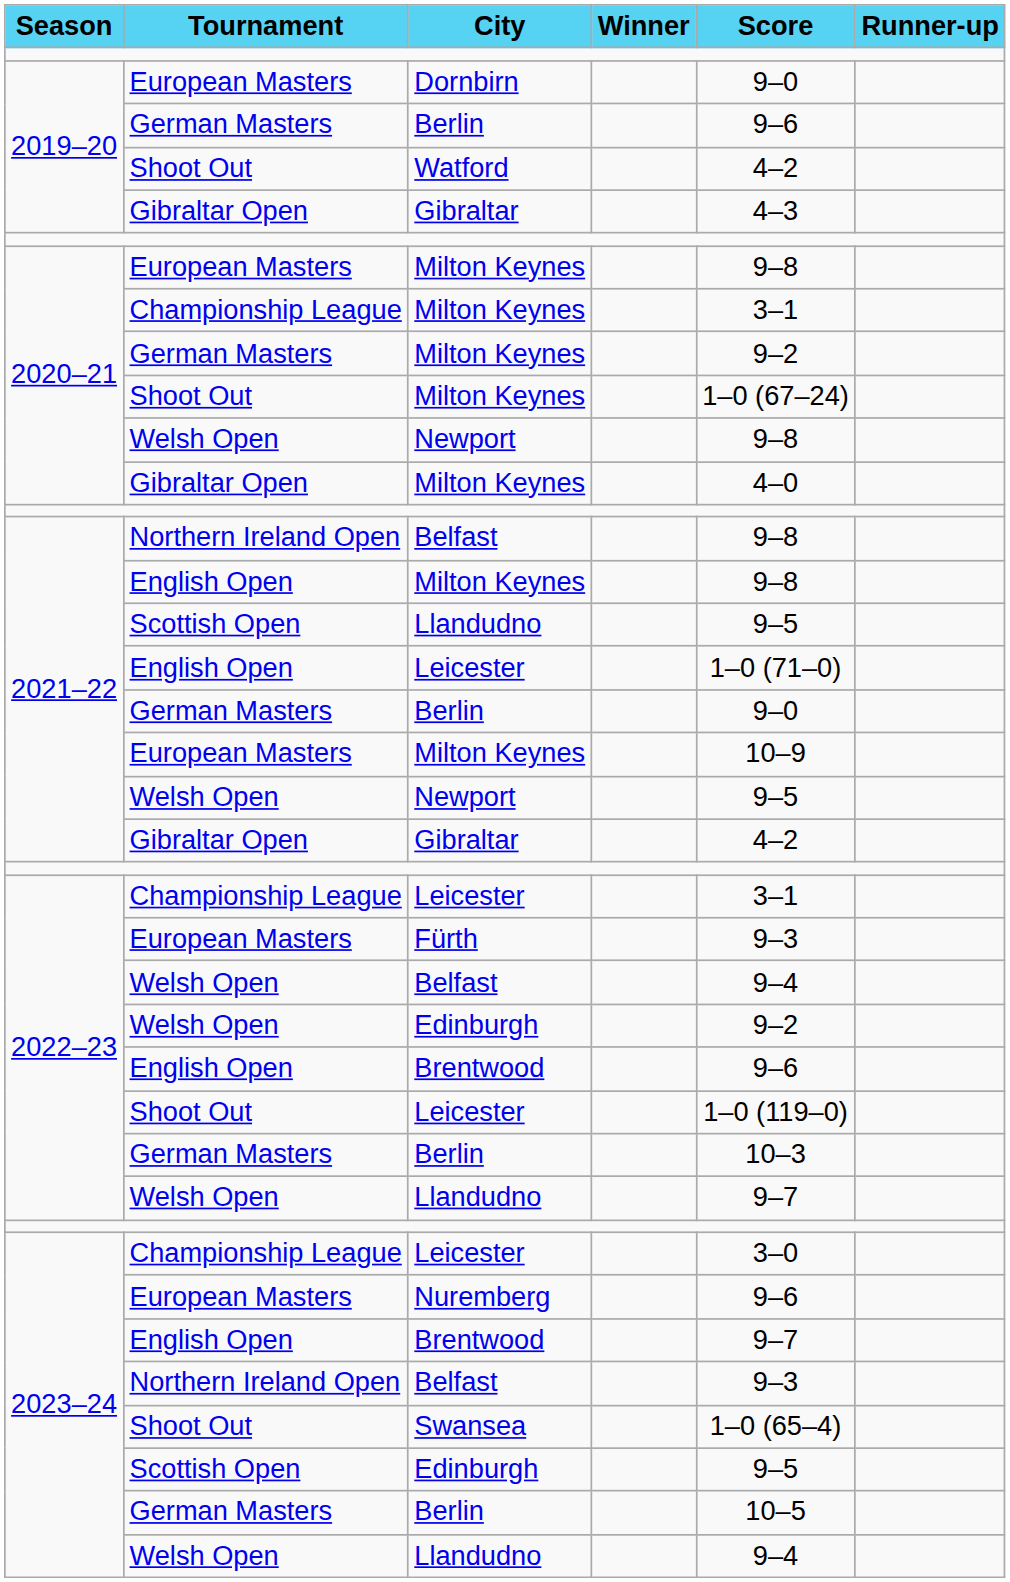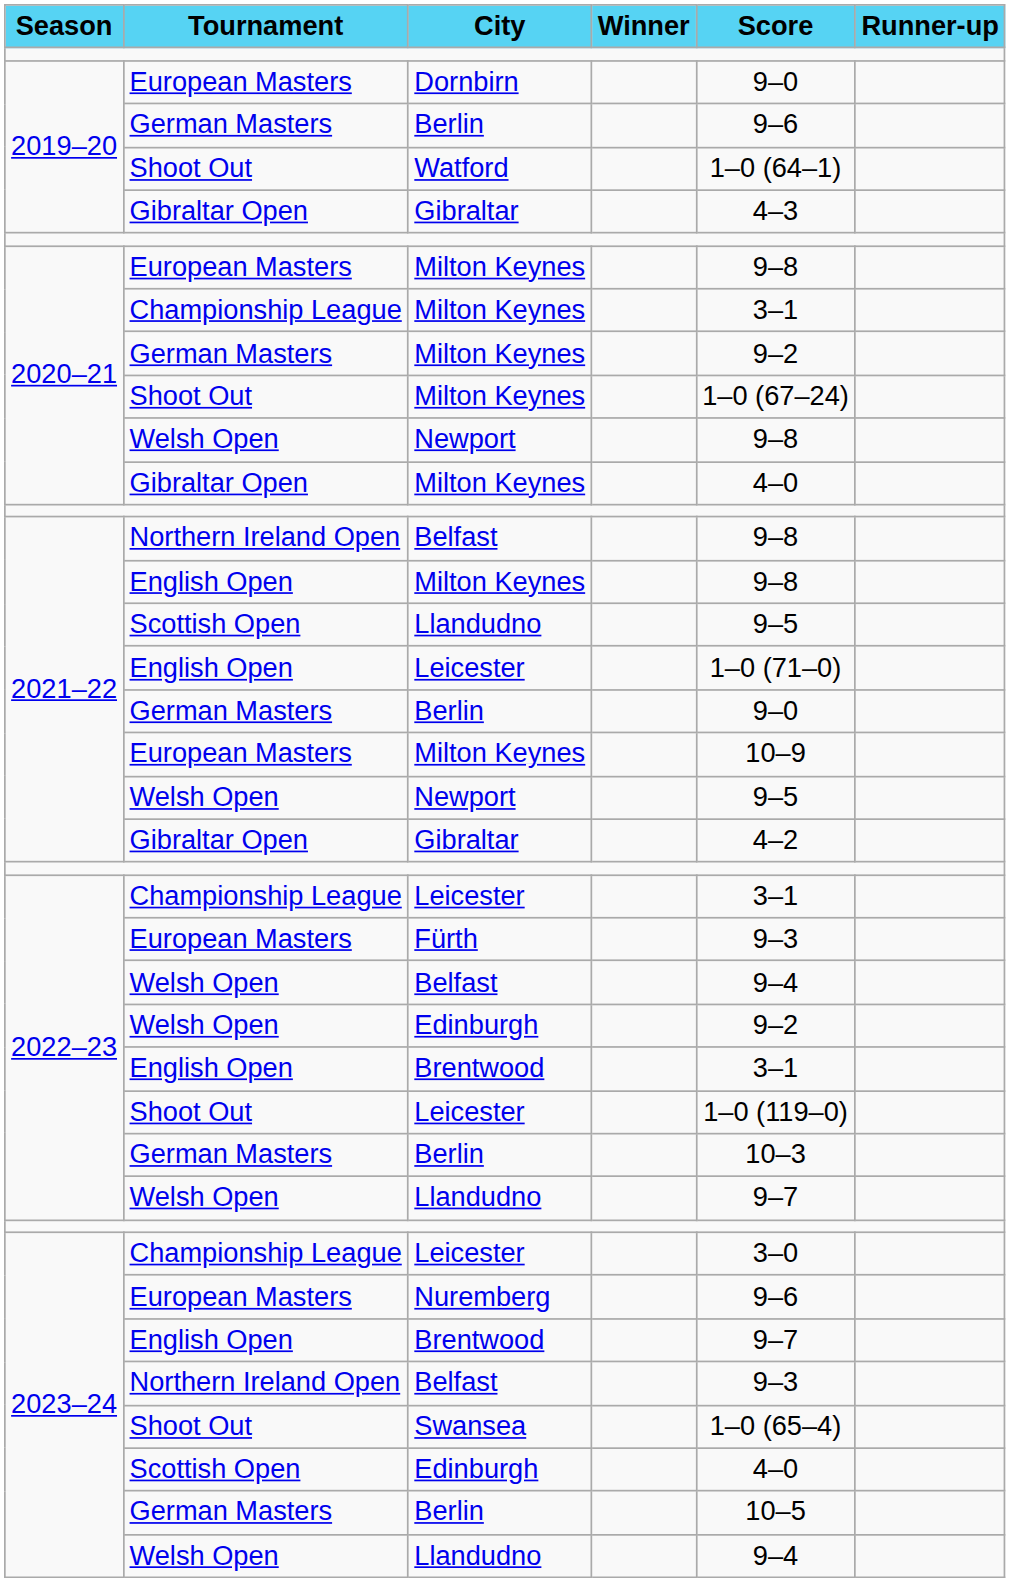(776, 168) 4–2 -> (776, 168) 1–0 (64–1)
(776, 1068) 9–6 -> (776, 1068) 3–1
(776, 1469) 9–5 -> (776, 1469) 4–0
